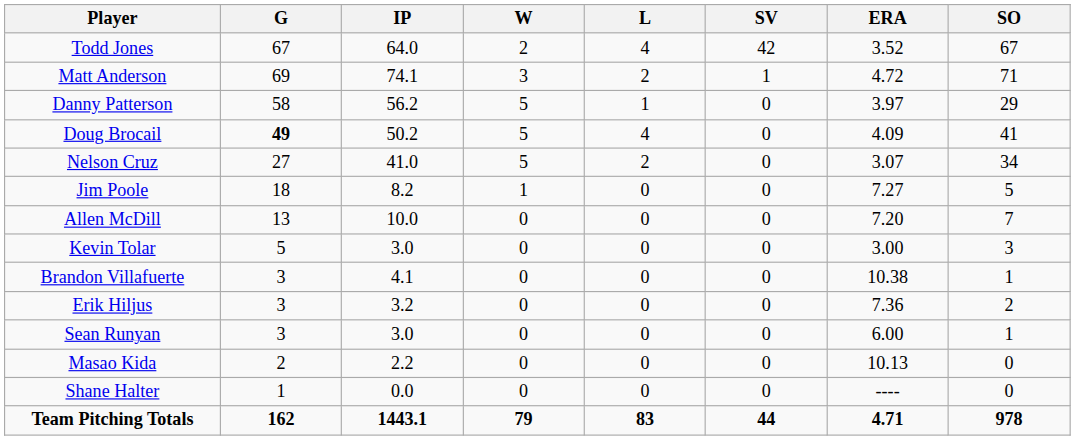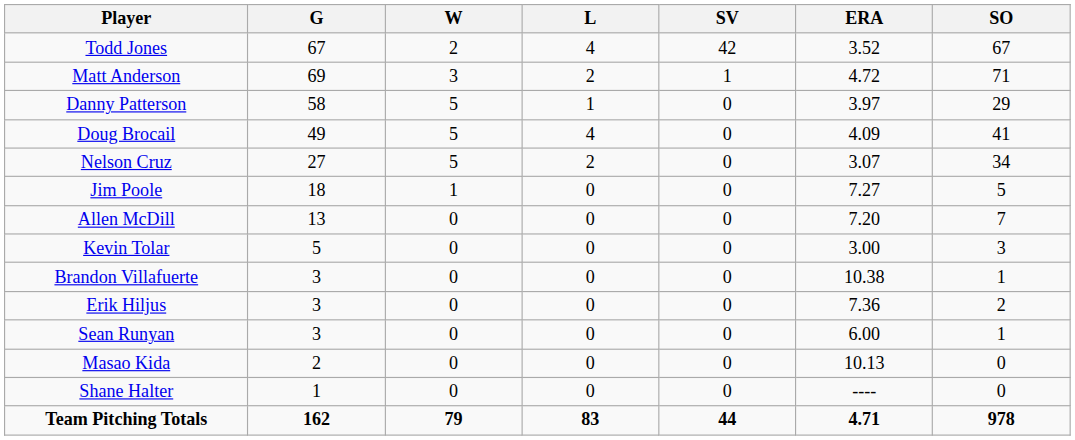- column: (402, 18)
(281, 133) bold -> (316, 133) normal
